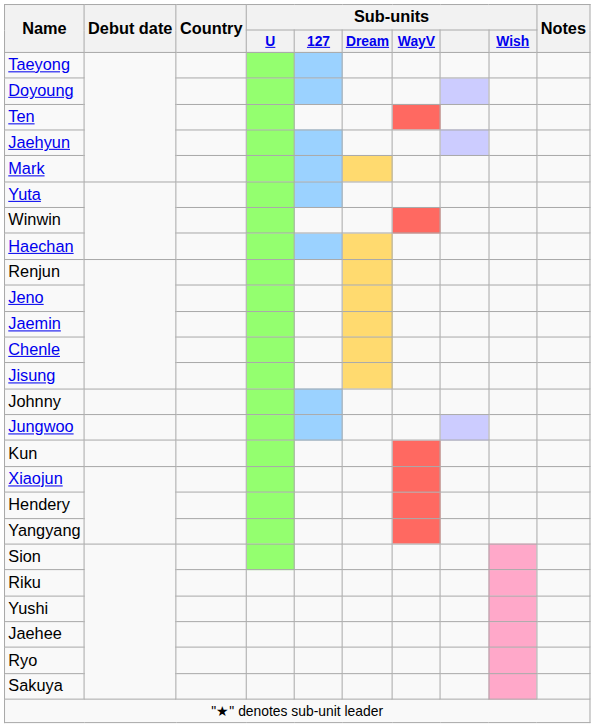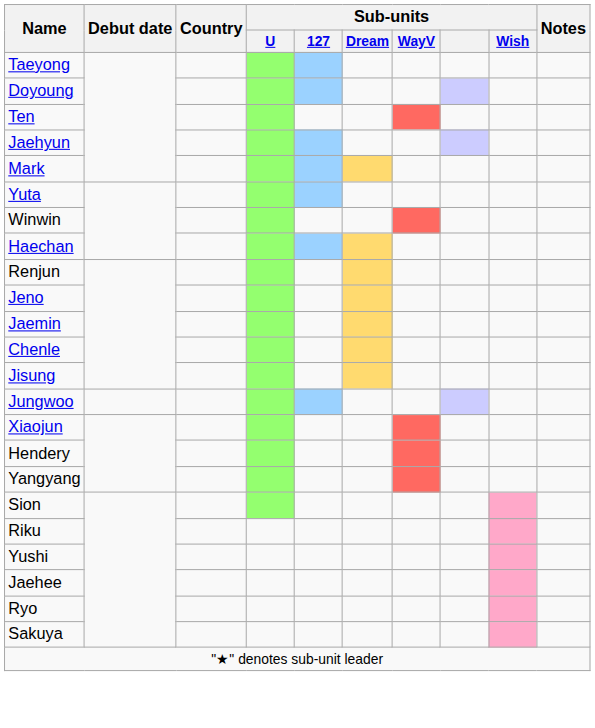- row: (35, 401)
- row: (23, 453)
